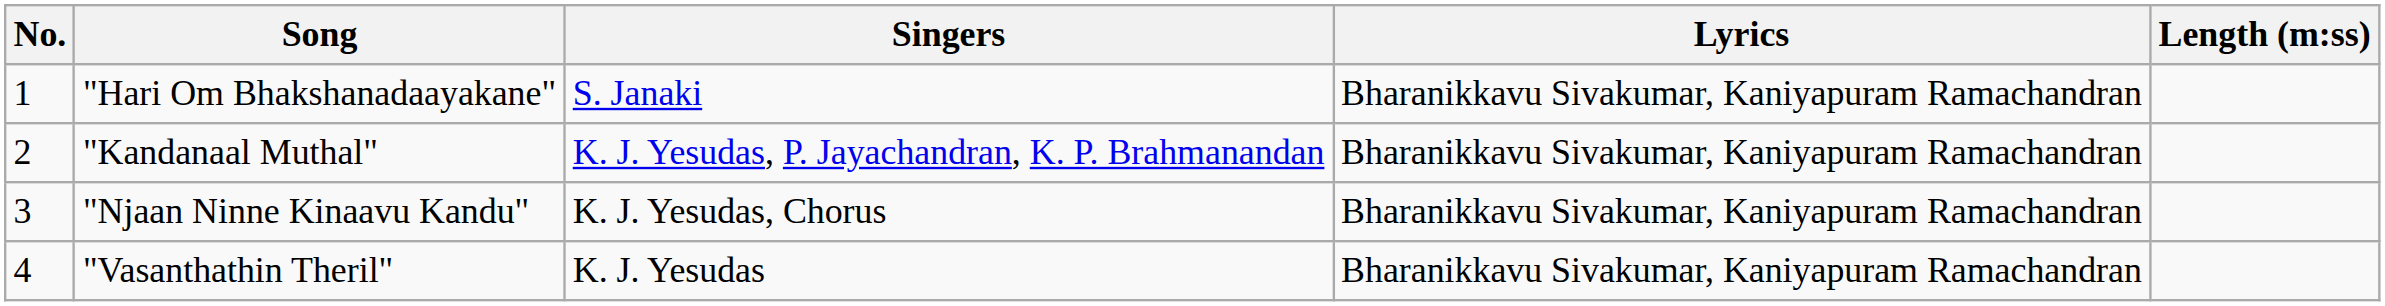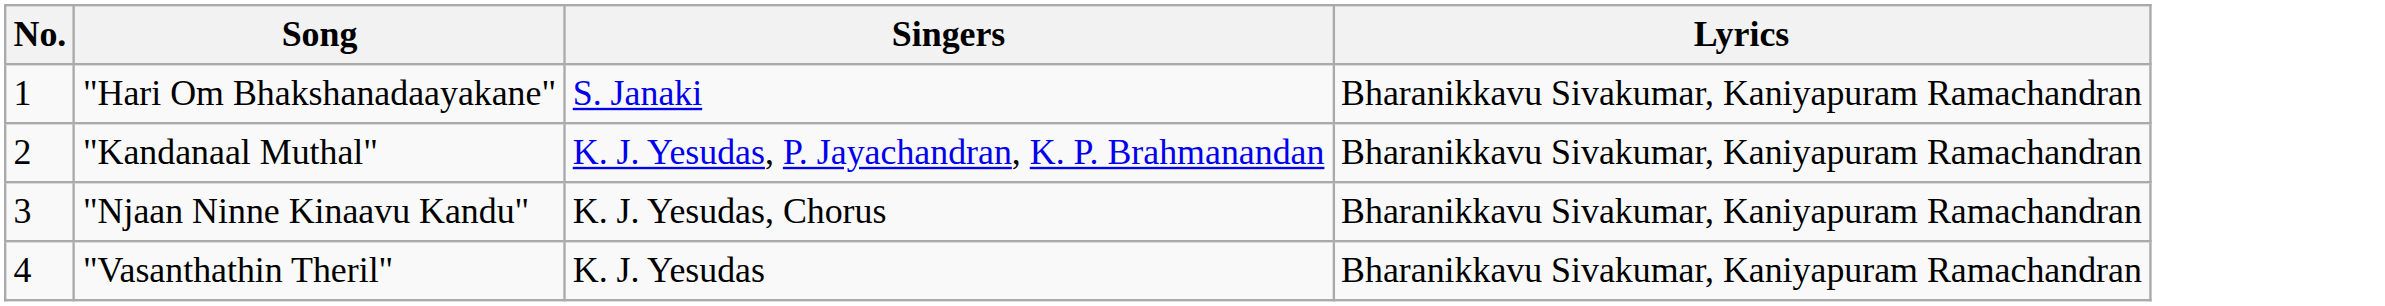- column: (2265, 34)
